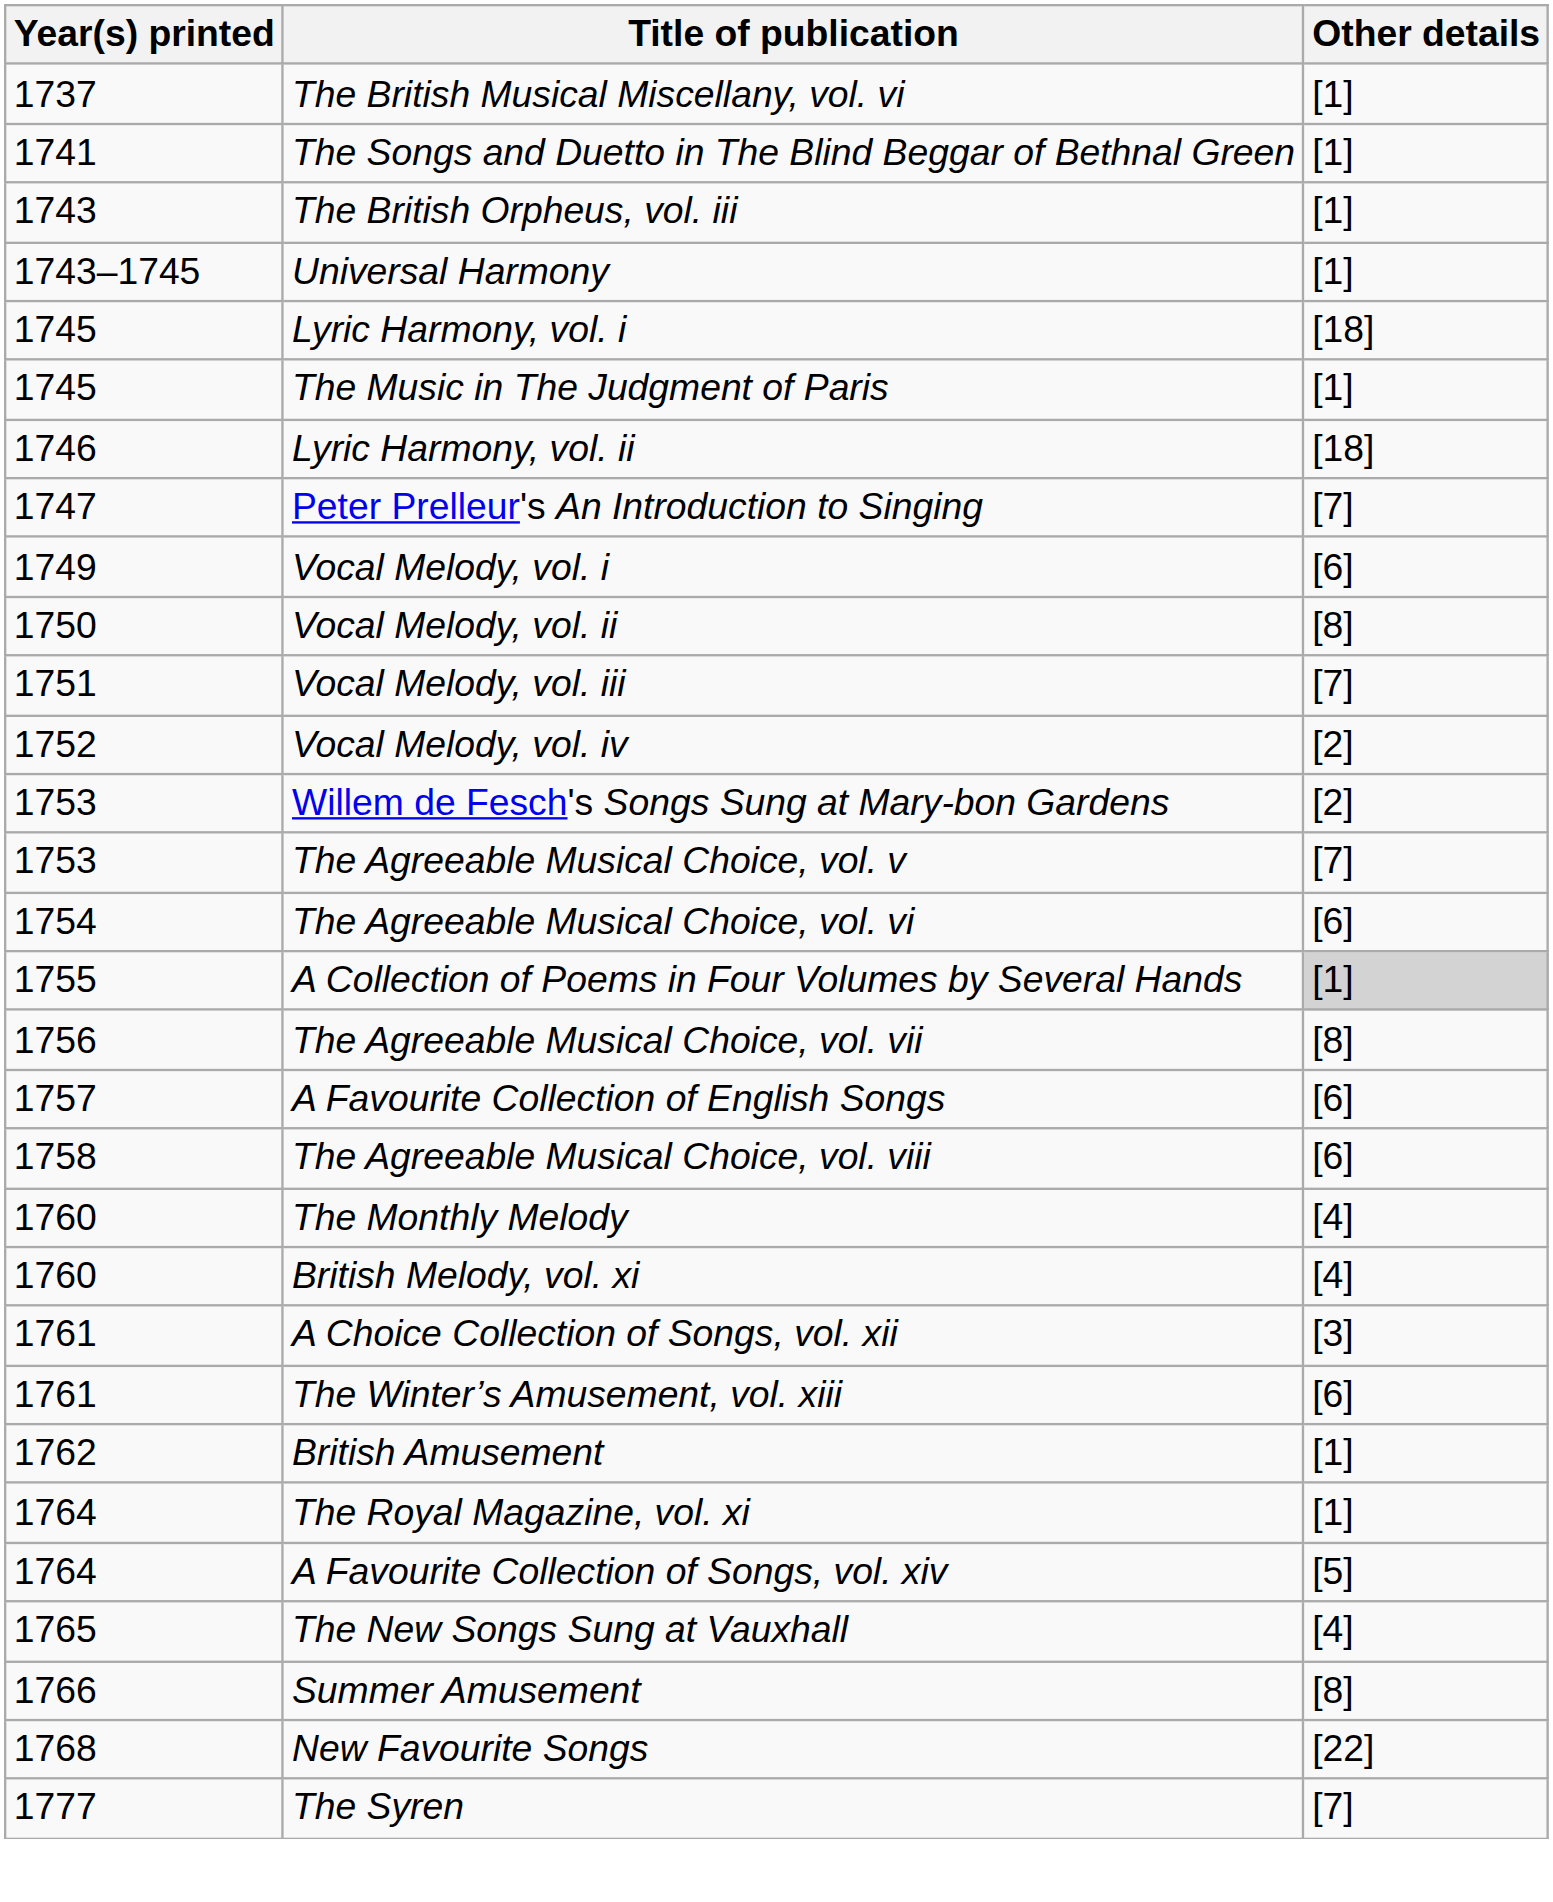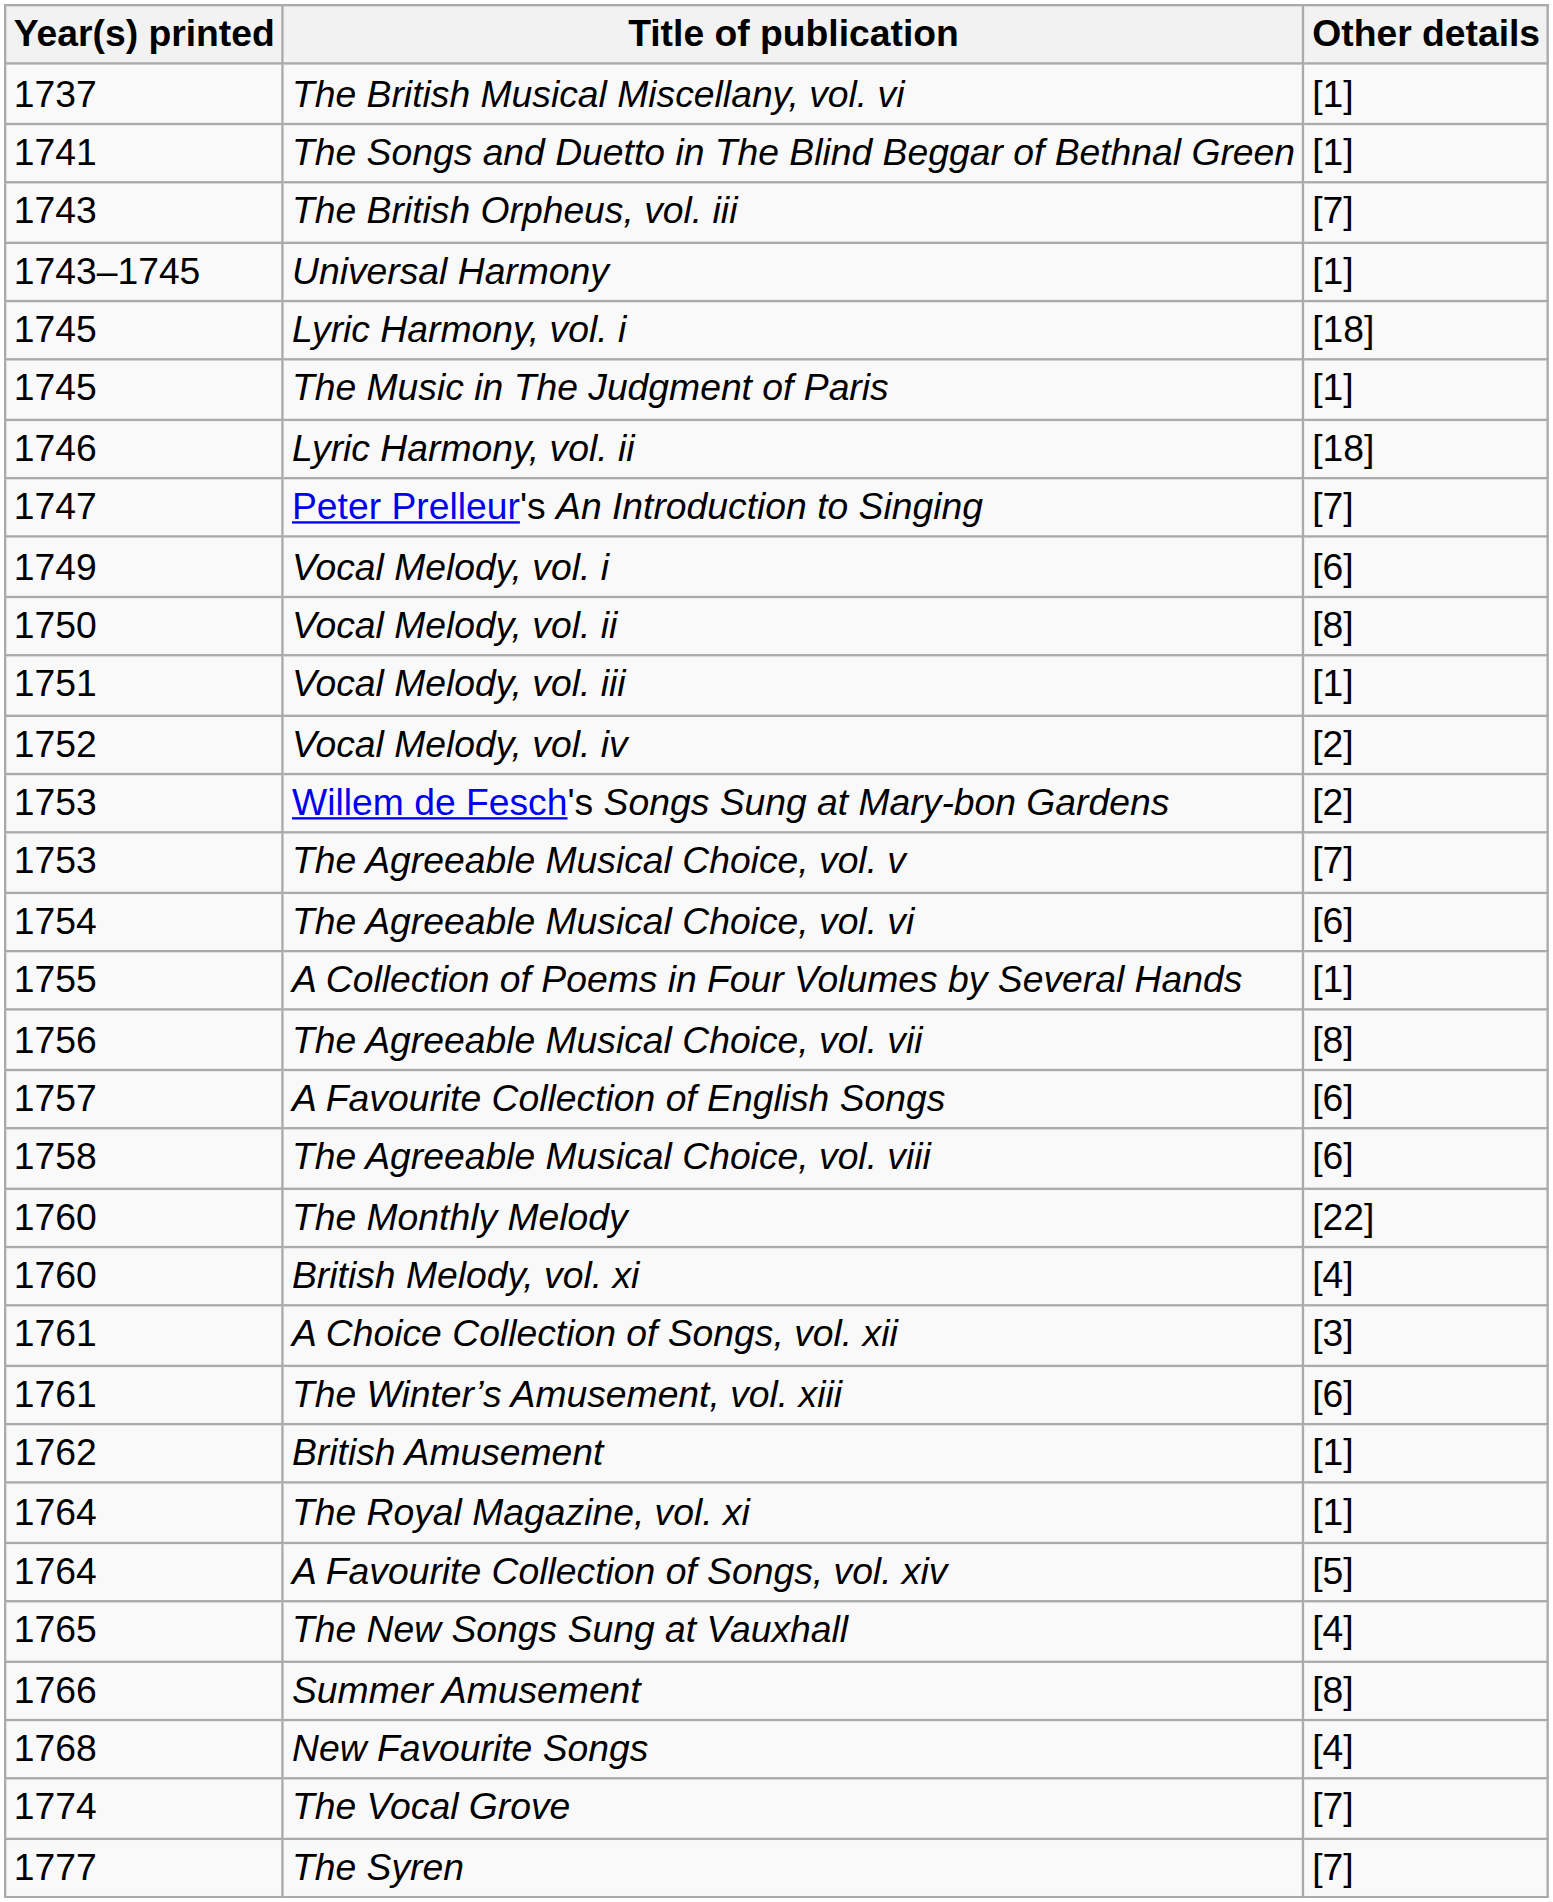(1333, 211) [1] -> (1333, 211) [7]
(1333, 684) [7] -> (1333, 684) [1]
(1333, 980) lightgrey background -> (1333, 980) no background
(1333, 1216) [4] -> (1343, 1216) [22]
(1343, 1748) [22] -> (1333, 1748) [4]
+ row: (431, 1807)
